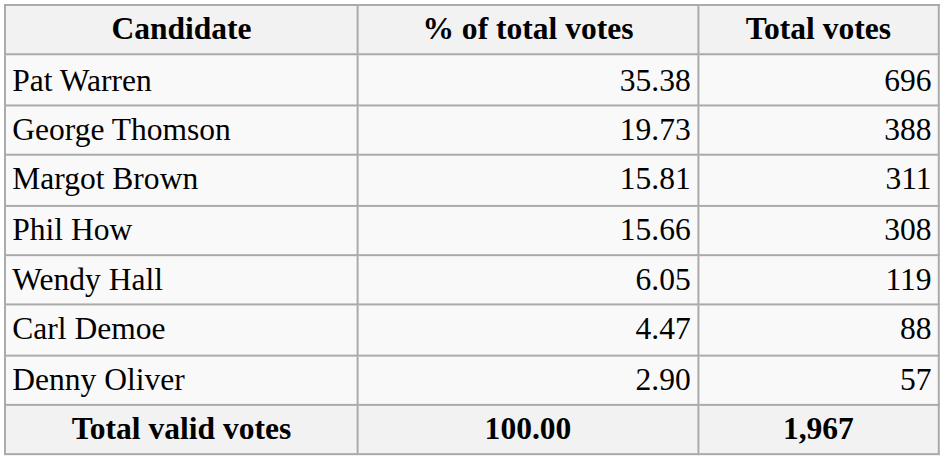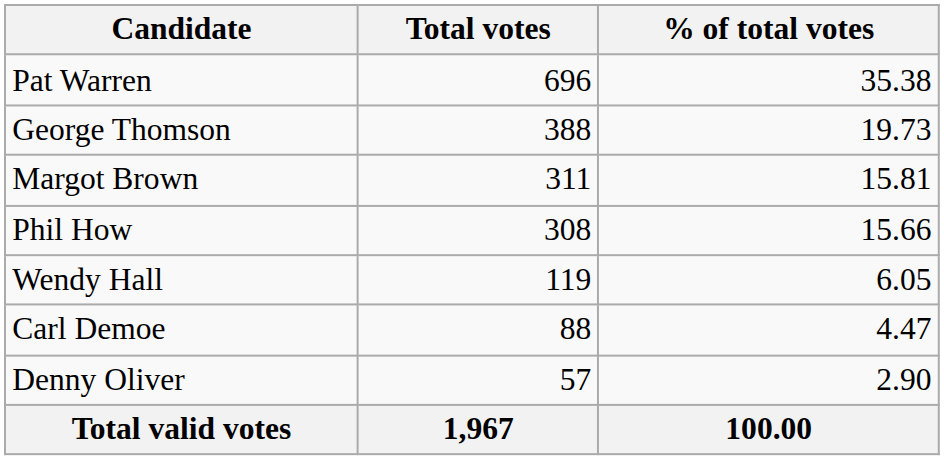columns swapped: (818, 29) <-> (528, 29)
